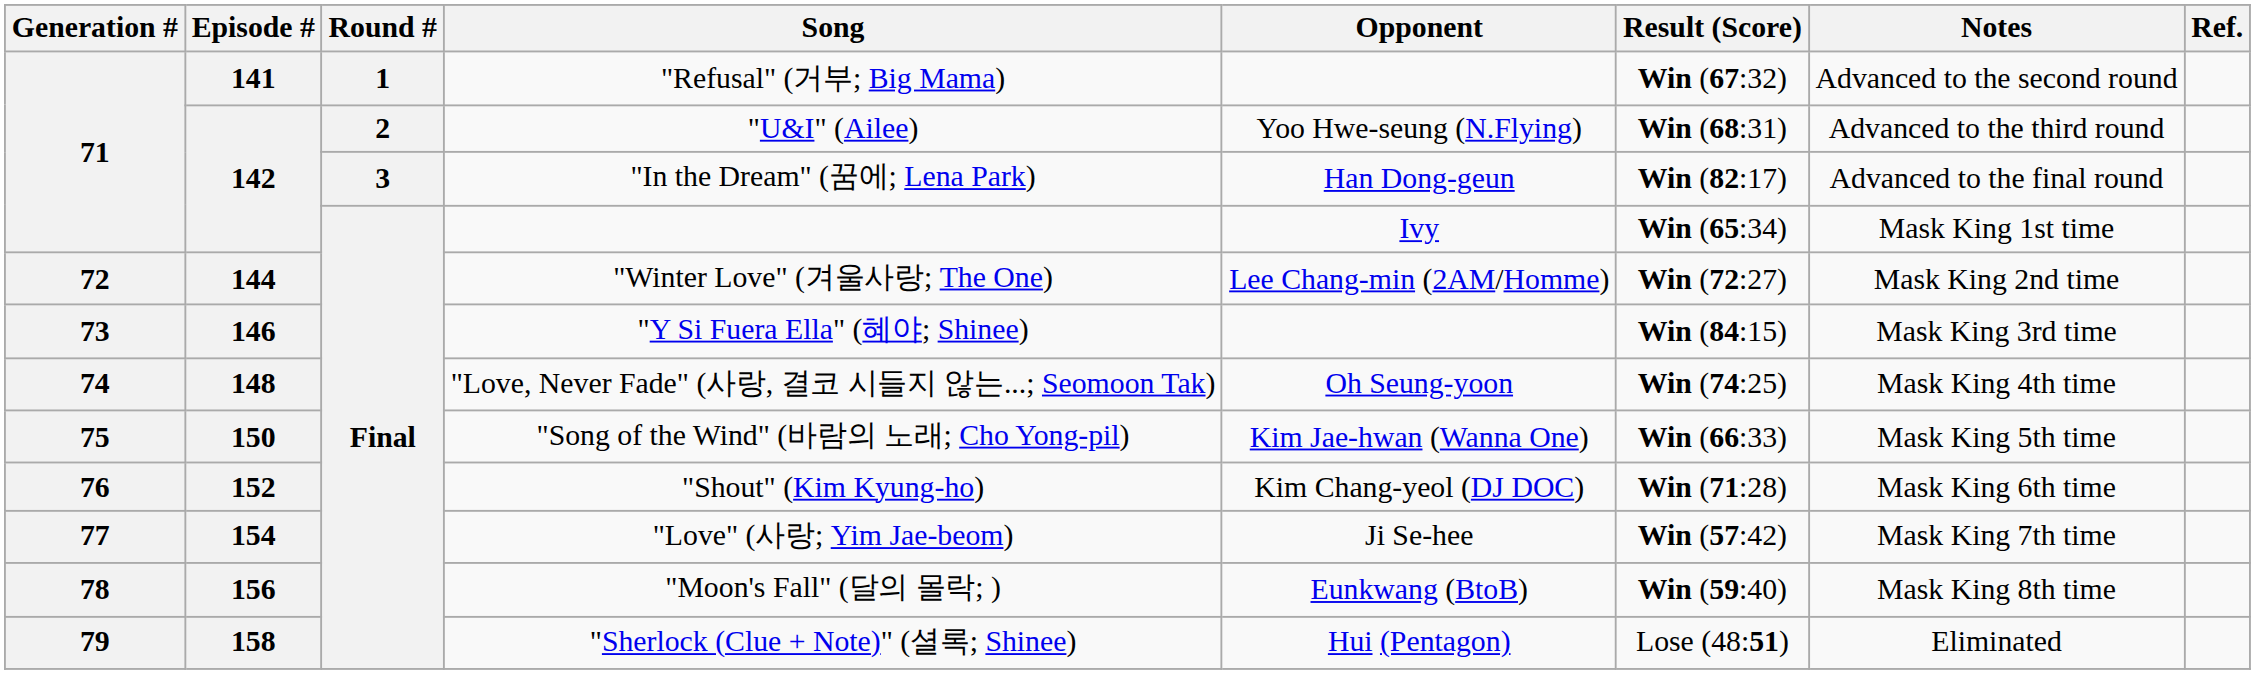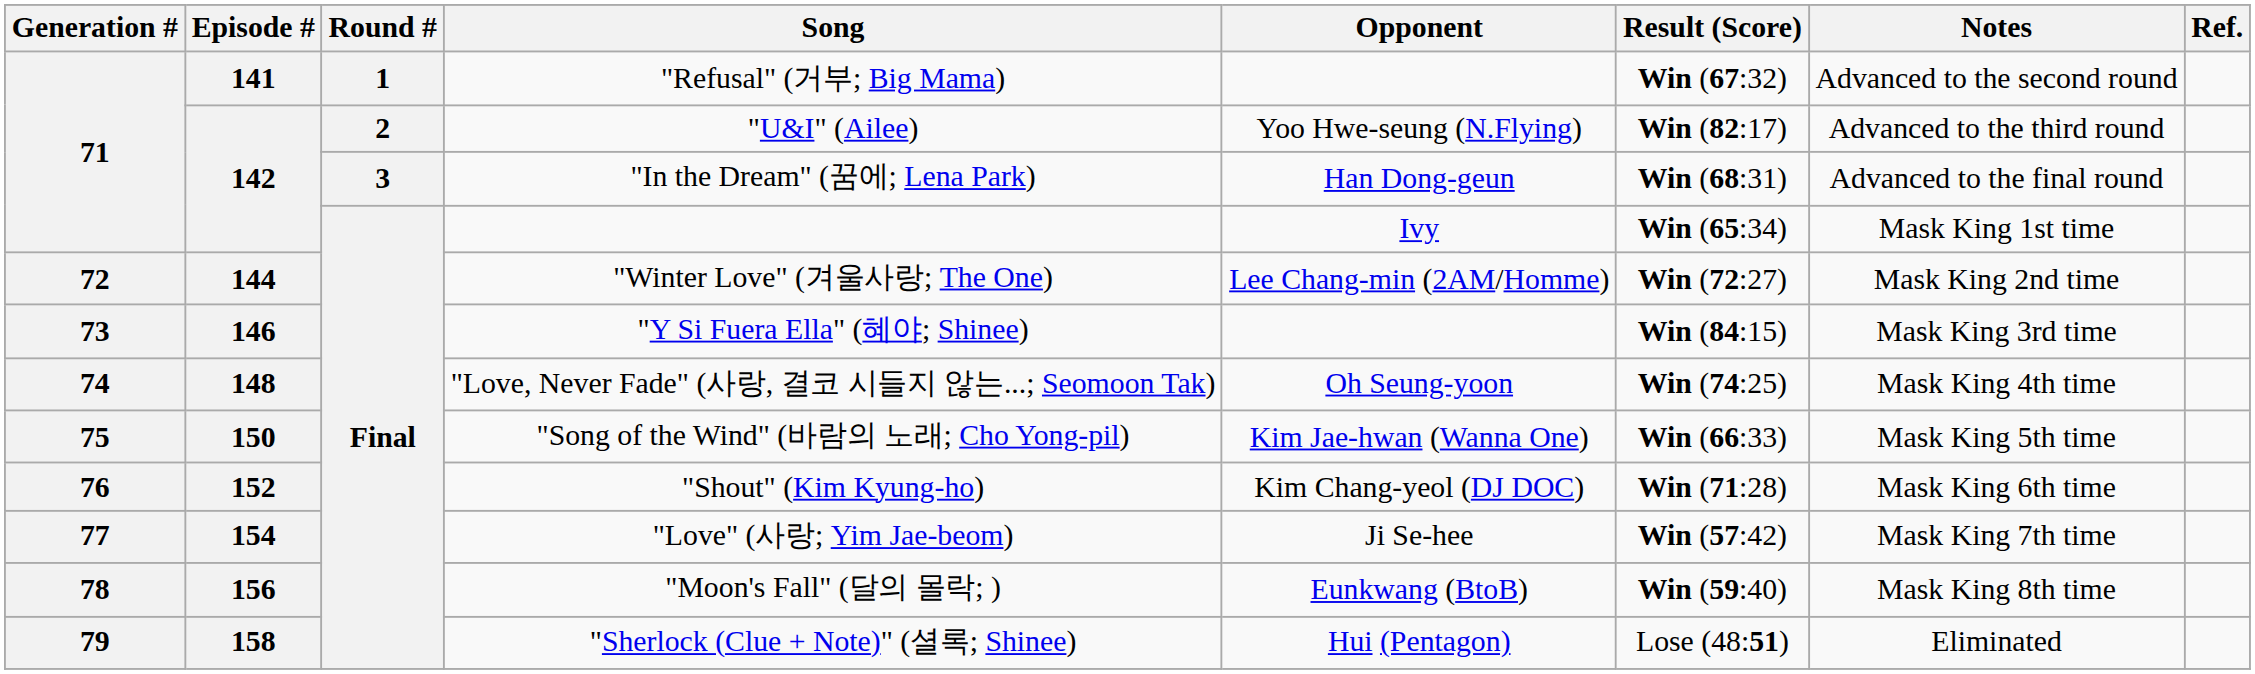(1712, 128) Win (68:31) -> (1712, 128) Win (82:17)
(1712, 178) Win (82:17) -> (1712, 178) Win (68:31)
